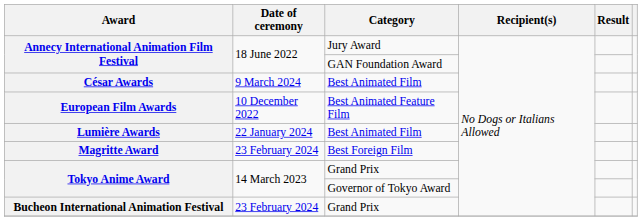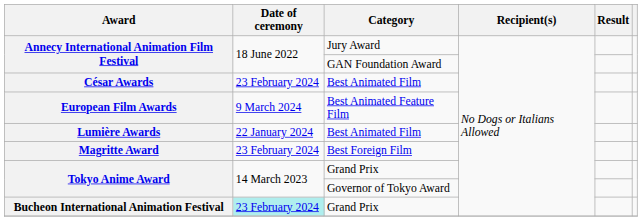(268, 82) 9 March 2024 -> (277, 82) 23 February 2024
(266, 107) 10 December 2022 -> (269, 107) 9 March 2024
(277, 206) no background -> (277, 206) paleturquoise background
